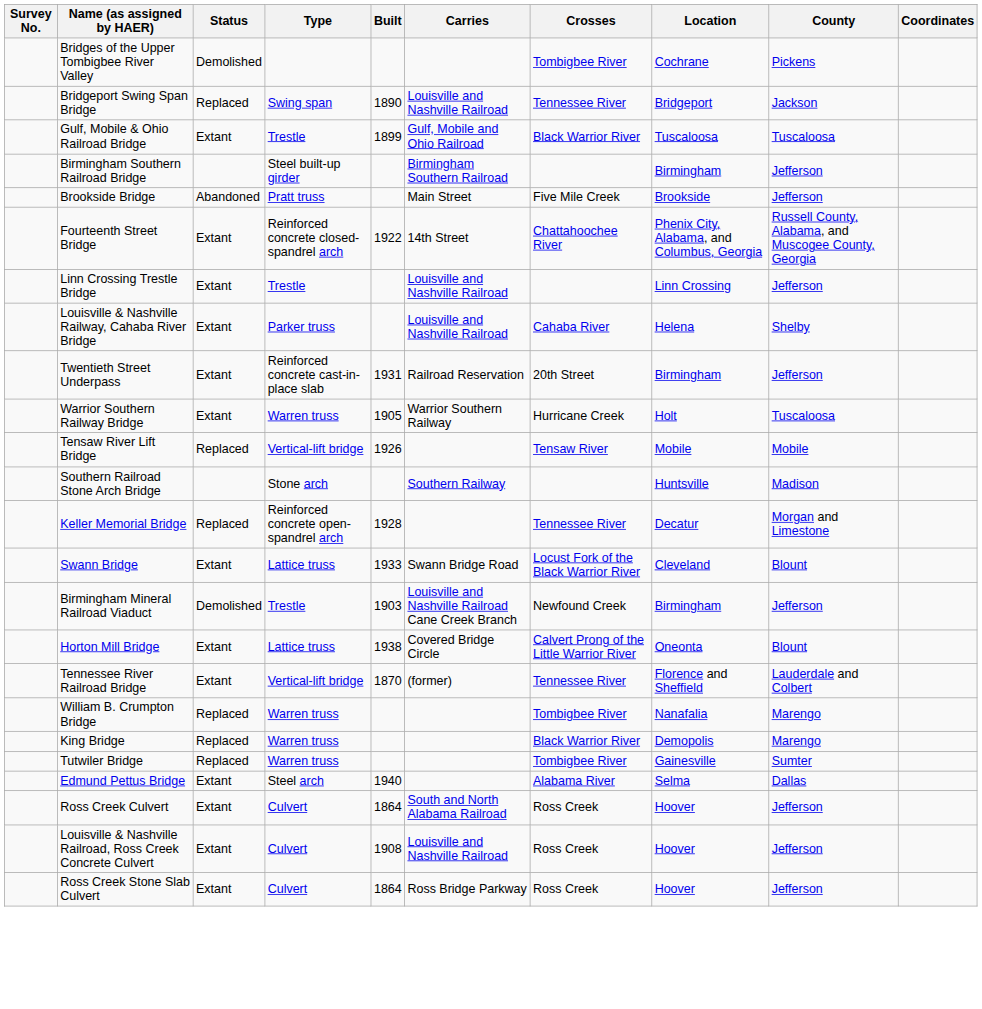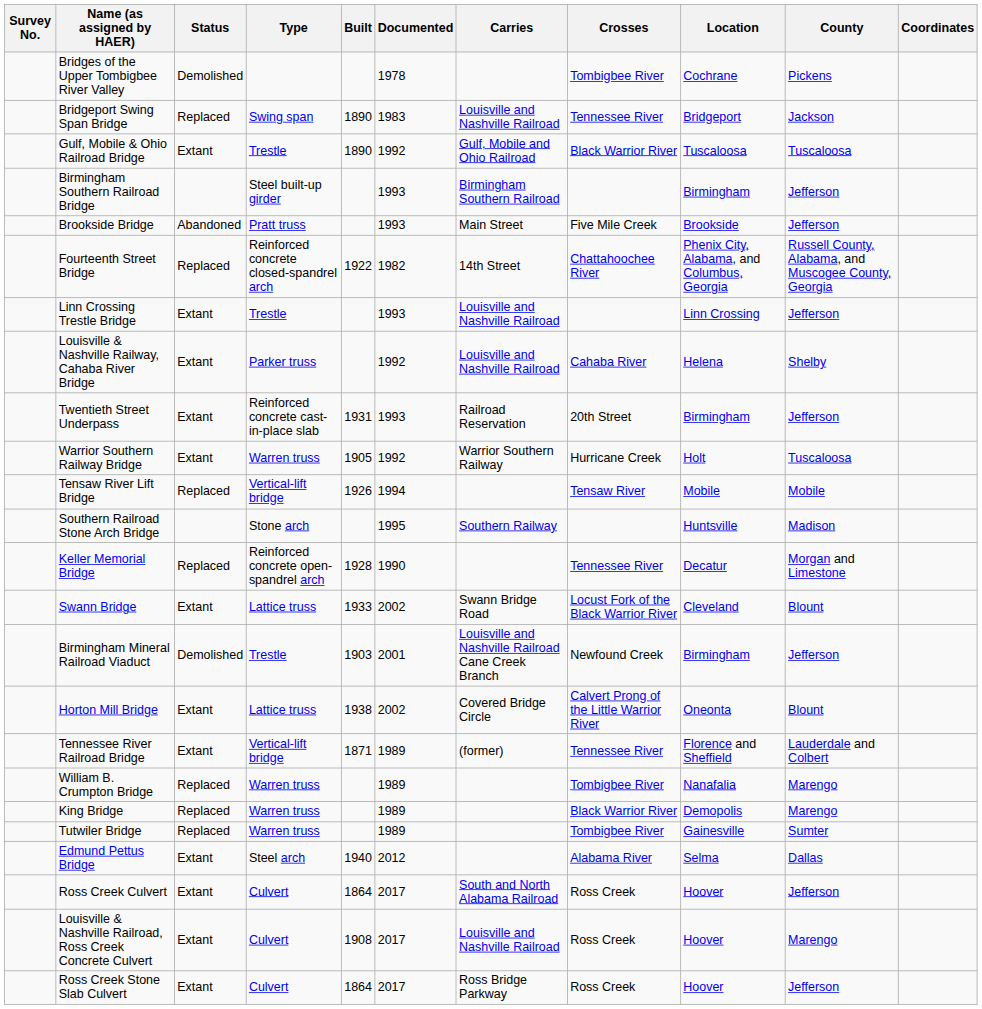+ column: (416, 28)
(388, 136) 1899 -> (358, 150) 1890
(214, 238) Extant -> (204, 266) Replaced
(388, 680) 1870 -> (358, 751) 1871
(797, 848) Jefferson -> (813, 939) Marengo
